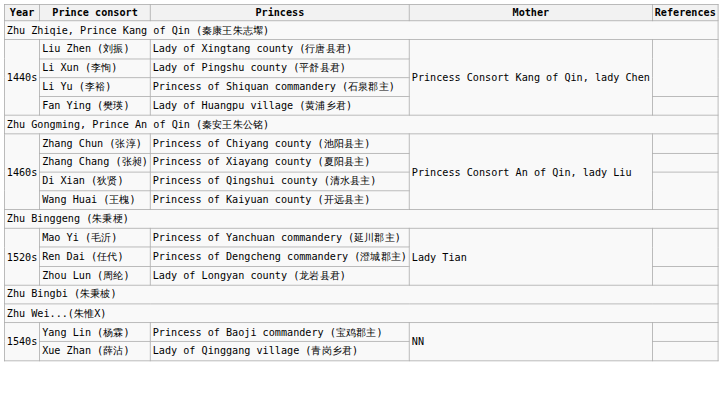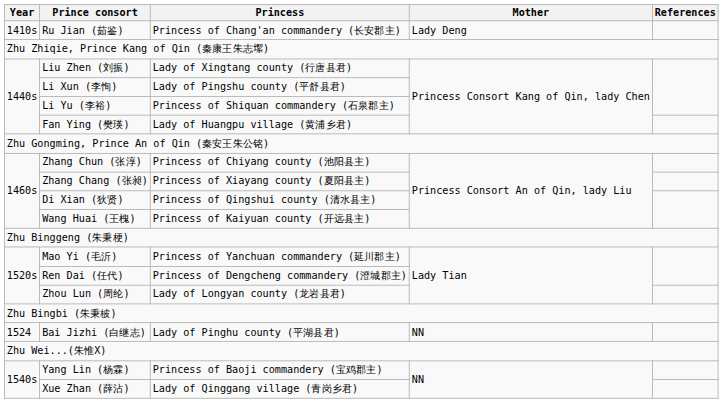+ row: (83, 30)
+ row: (94, 332)
